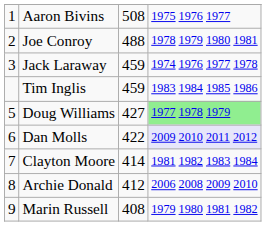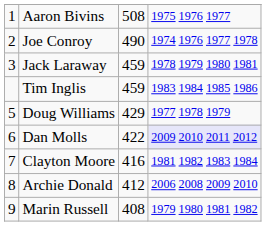(133, 40) 488 -> (133, 40) 490
(204, 40) 1978 1979 1980 1981 -> (204, 40) 1974 1976 1977 1978
(204, 64) 1974 1976 1977 1978 -> (204, 64) 1978 1979 1980 1981
(133, 112) 427 -> (133, 112) 429
(191, 112) lightgreen background -> (191, 112) no background
(133, 161) 414 -> (133, 161) 416
